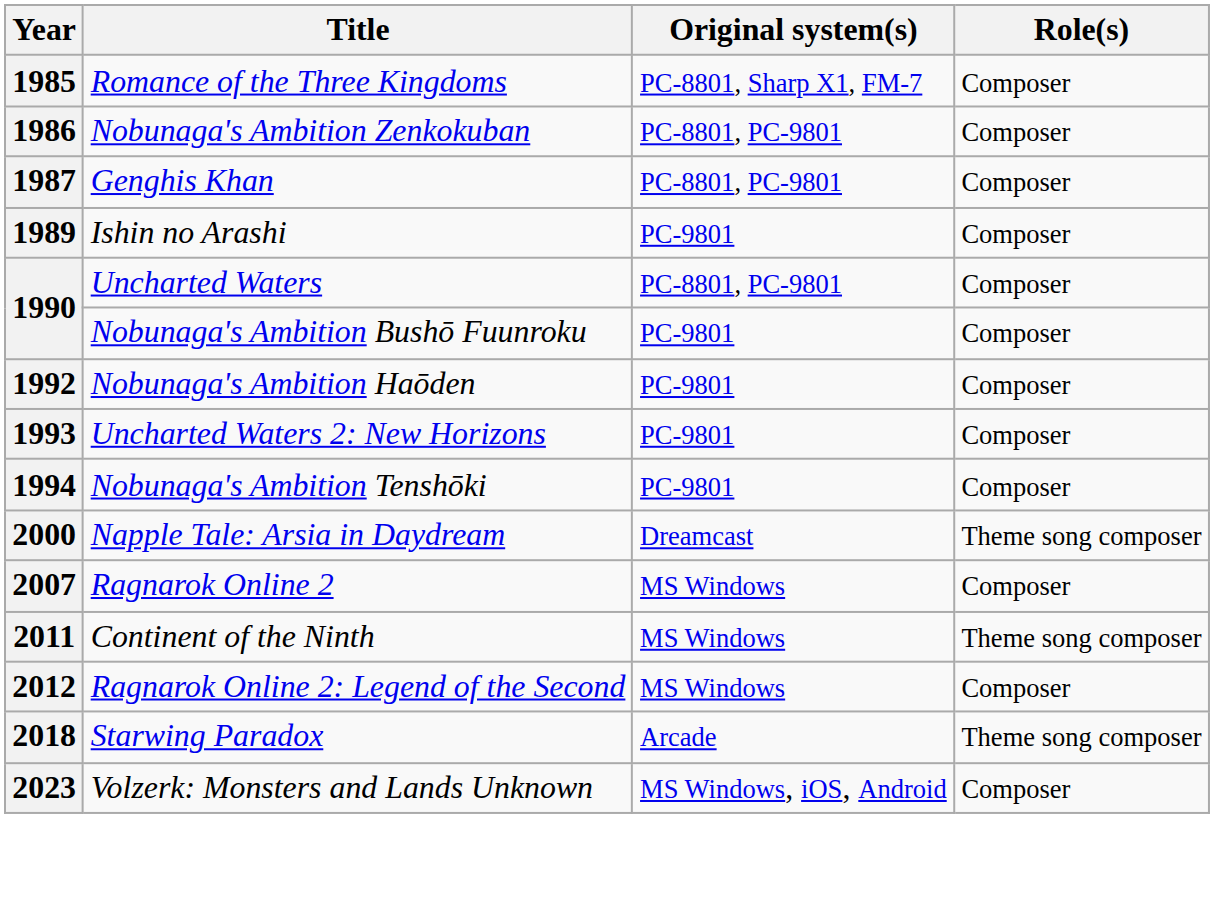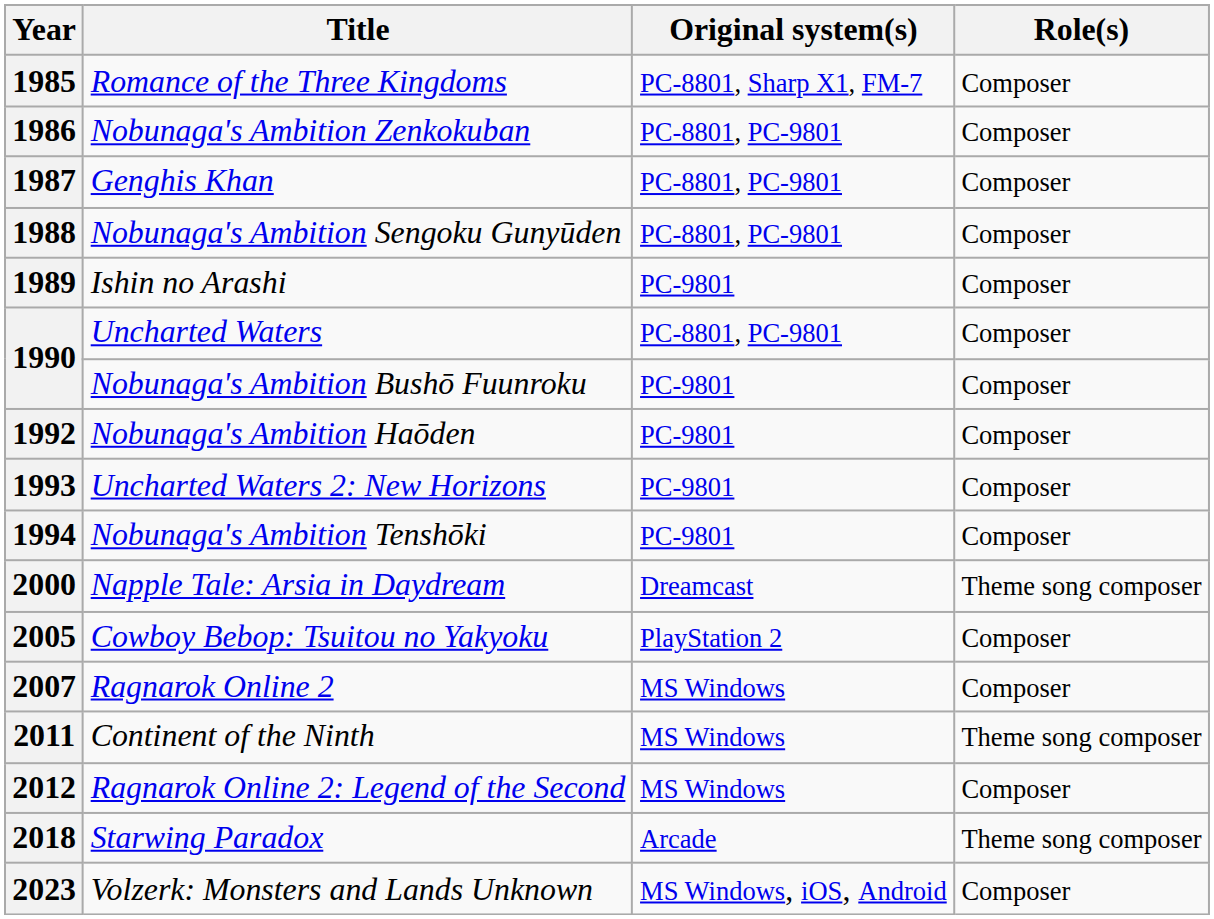+ row: (44, 231)
+ row: (44, 635)
